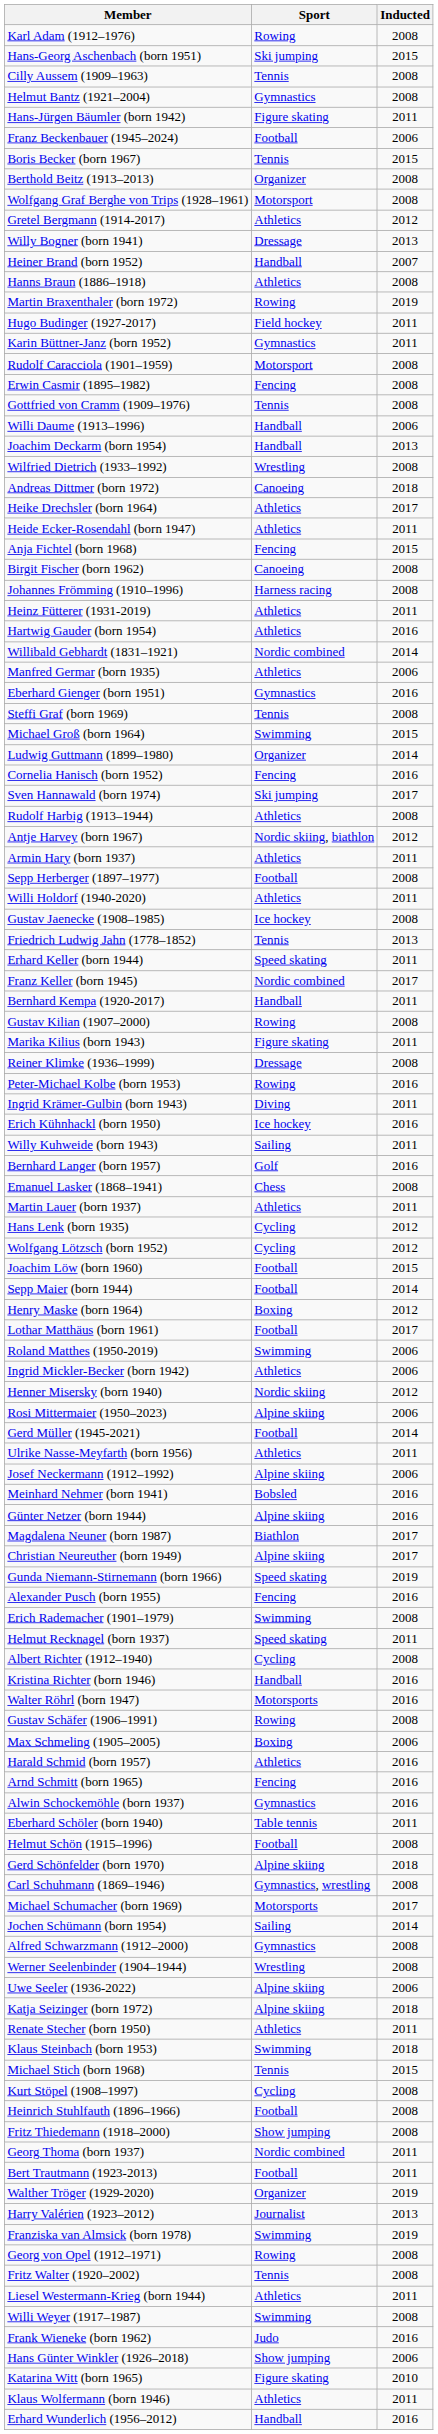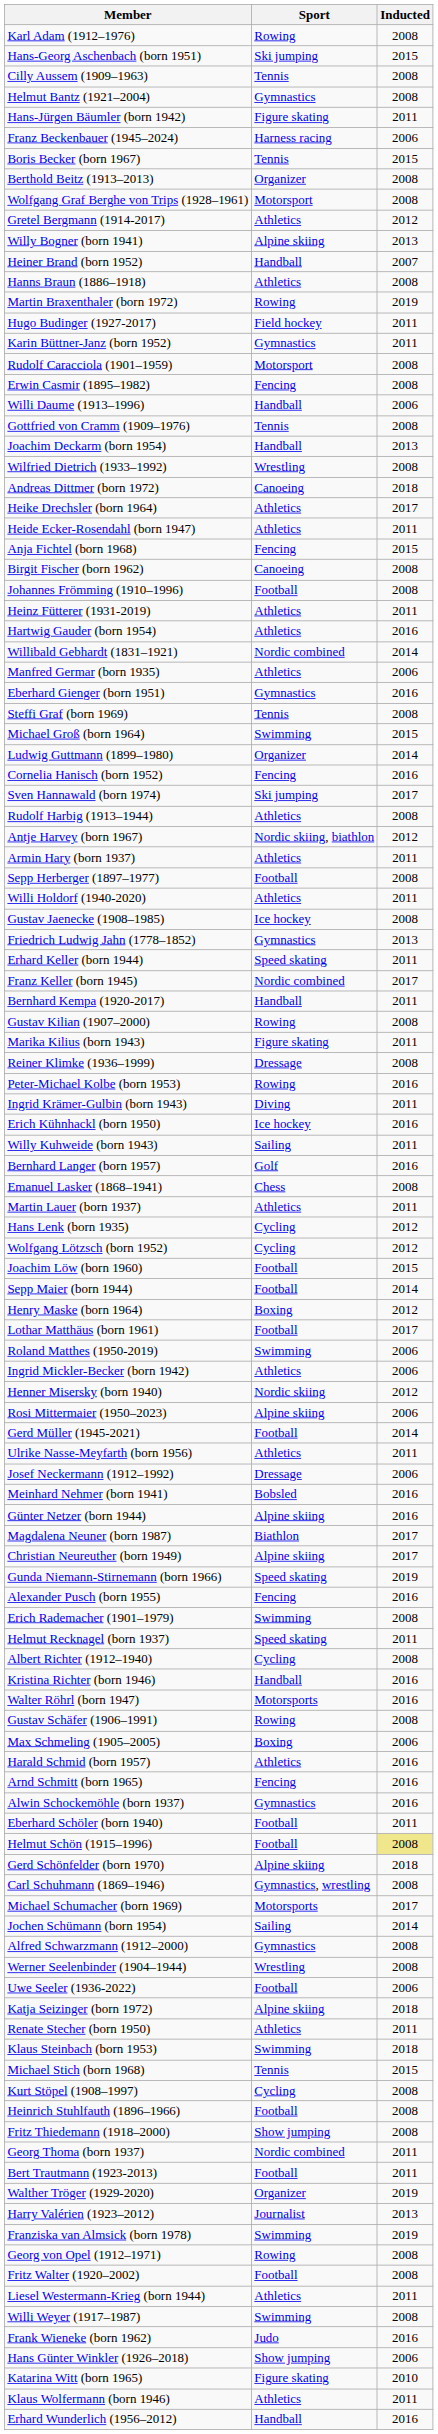(276, 138) Football -> (293, 138) Harness racing
(278, 240) Dressage -> (289, 240) Alpine skiing
rows swapped: (99, 405) <-> (76, 425)
(293, 590) Harness racing -> (276, 590) Football
(272, 939) Tennis -> (285, 939) Gymnastics
(289, 1474) Alpine skiing -> (278, 1474) Dressage
(286, 1823) Table tennis -> (276, 1823) Football
(405, 1844) no background -> (405, 1844) khaki background
(289, 1987) Alpine skiing -> (276, 1987) Football
(272, 2275) Tennis -> (276, 2275) Football
